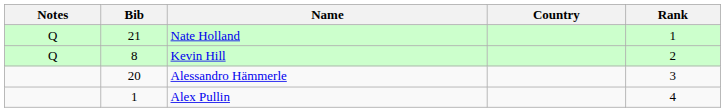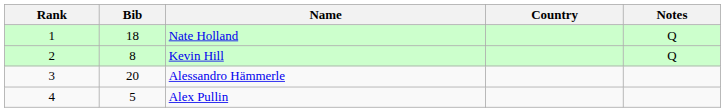columns swapped: (673, 14) <-> (53, 14)
(134, 35) 21 -> (132, 35) 18
(134, 96) 1 -> (132, 96) 5
